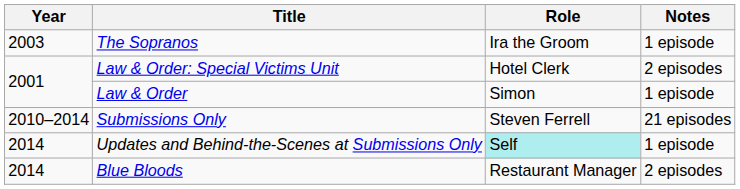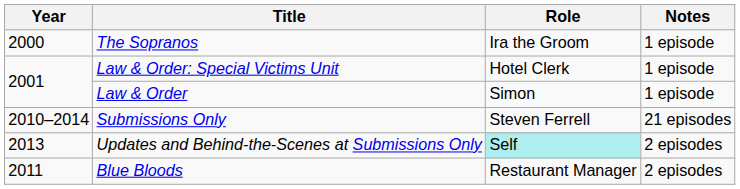(26, 42) 2003 -> (26, 42) 2000
(683, 68) 2 episodes -> (679, 68) 1 episode
(26, 145) 2014 -> (26, 145) 2013
(679, 145) 1 episode -> (683, 145) 2 episodes
(26, 171) 2014 -> (26, 171) 2011
